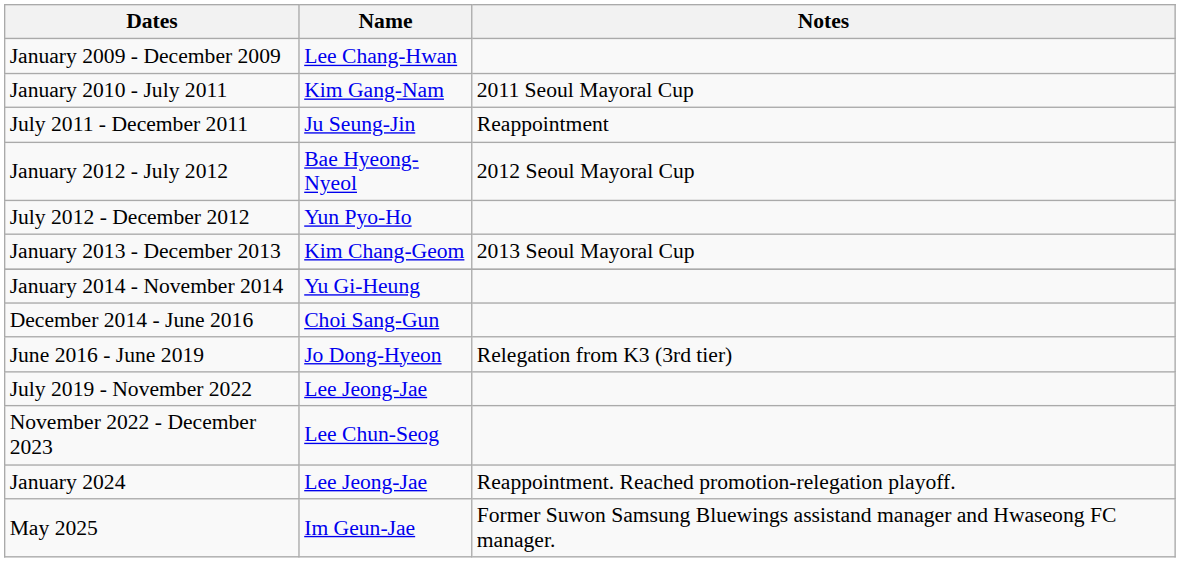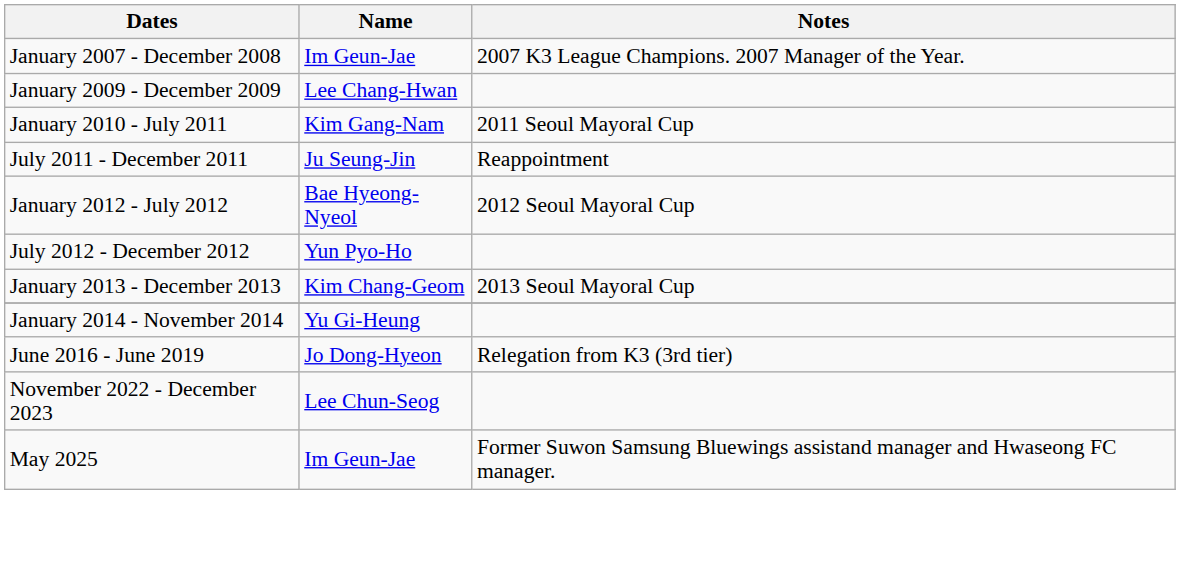+ row: (145, 55)
- row: (131, 319)
- row: (131, 388)
- row: (68, 481)
